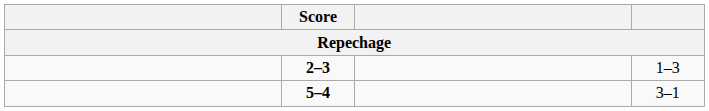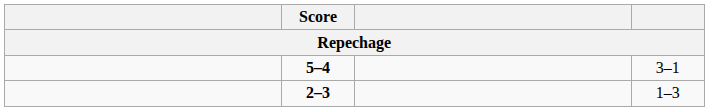rows swapped: (318, 67) <-> (318, 93)
